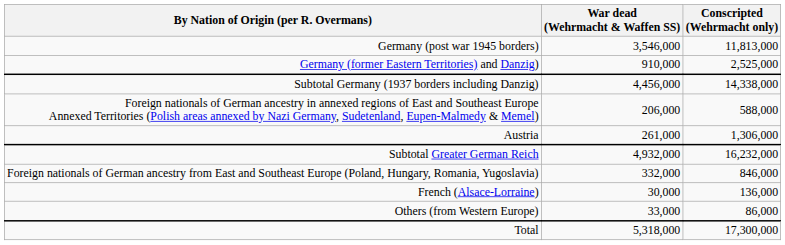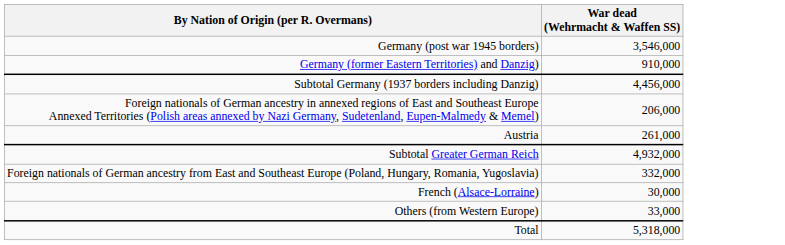- column: (732, 20)
